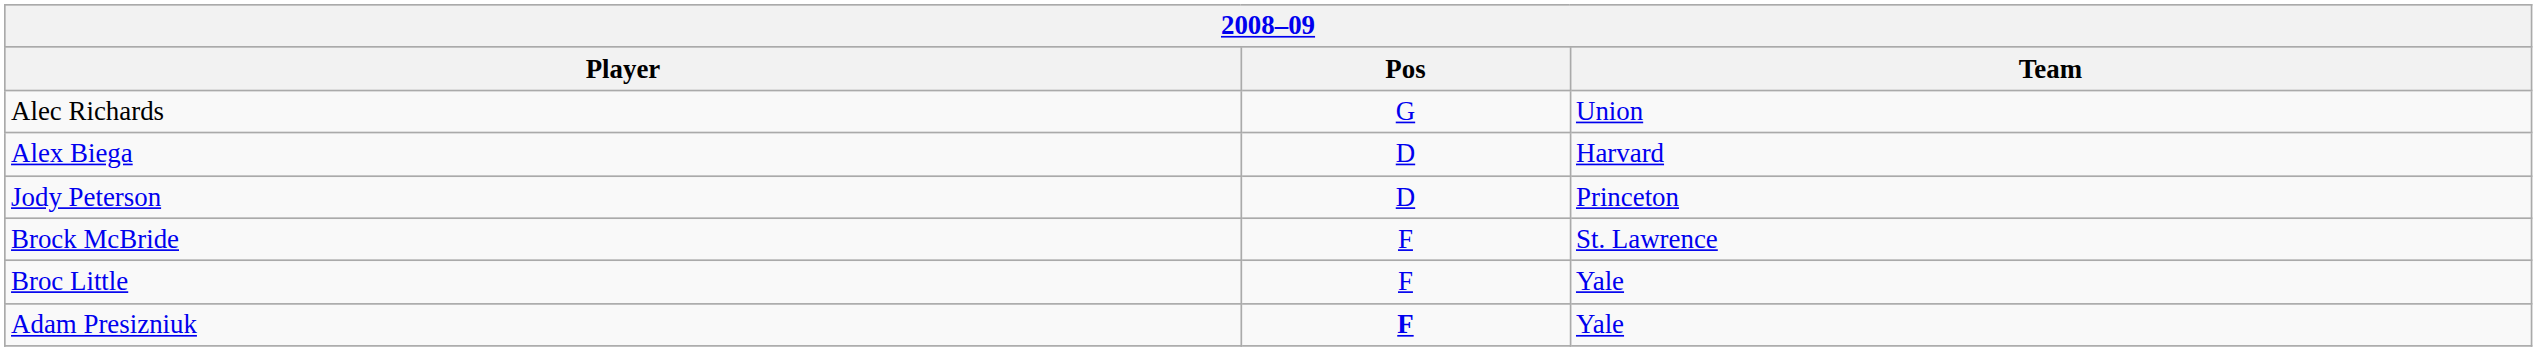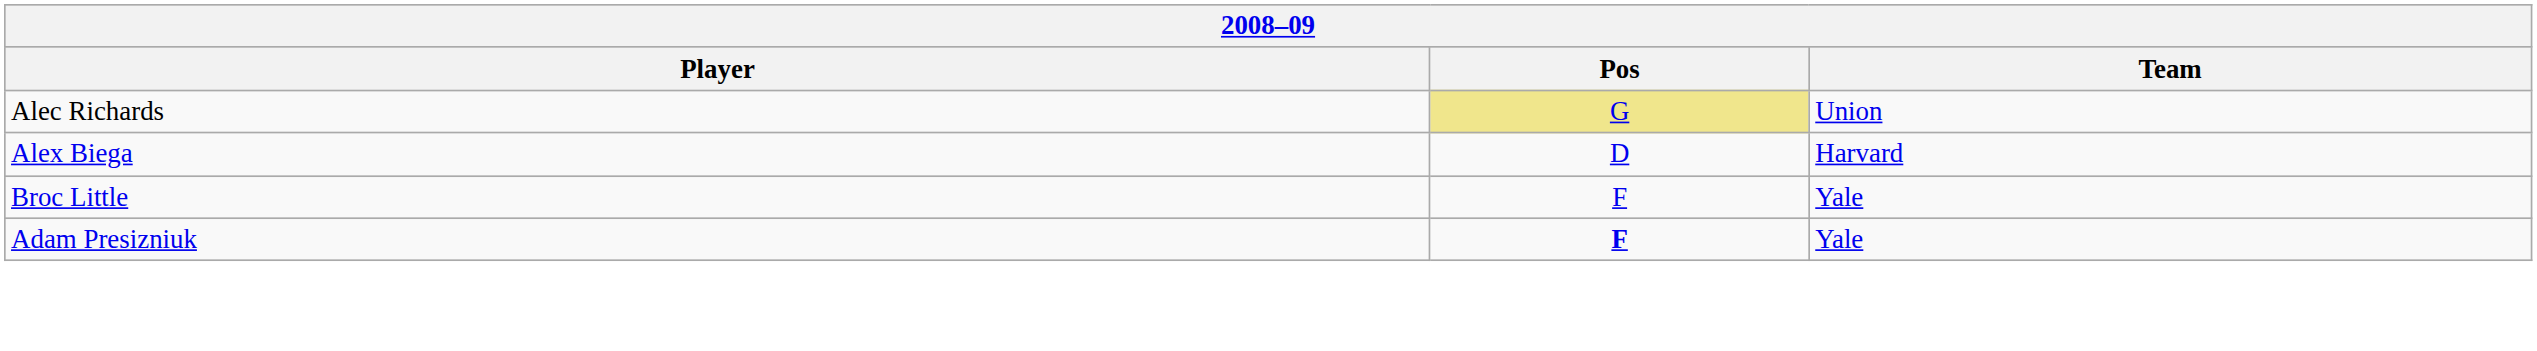(1405, 111) no background -> (1620, 111) khaki background
- row: (86, 196)
- row: (95, 238)
